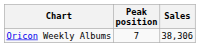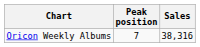(177, 36) 38,306 -> (177, 36) 38,316
